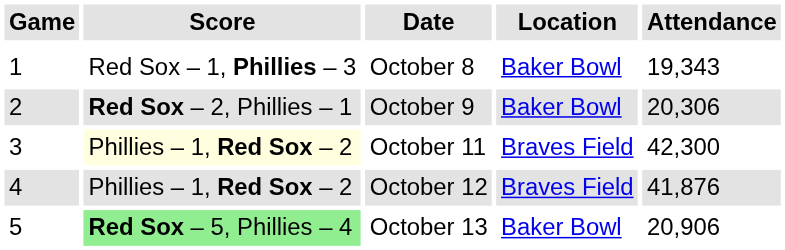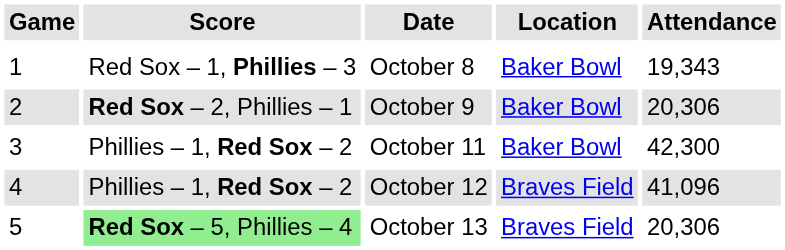(220, 147) lightyellow background -> (220, 147) no background
(567, 147) Braves Field -> (561, 147) Baker Bowl
(683, 187) 41,876 -> (683, 187) 41,096
(561, 227) Baker Bowl -> (567, 227) Braves Field
(683, 227) 20,906 -> (683, 227) 20,306
